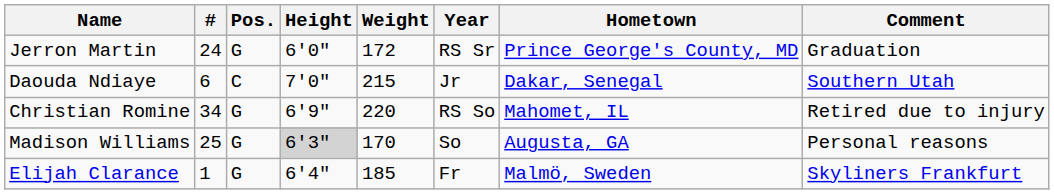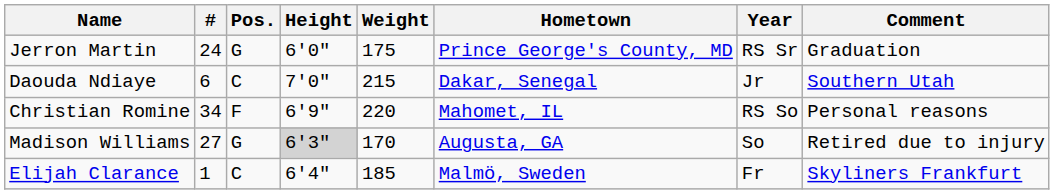columns swapped: (467, 20) <-> (651, 20)
(379, 51) 172 -> (379, 51) 175
(236, 112) G -> (236, 112) F
(926, 112) Retired due to injury -> (898, 112) Personal reasons
(211, 143) 25 -> (211, 143) 27
(898, 143) Personal reasons -> (926, 143) Retired due to injury
(236, 174) G -> (236, 174) C
